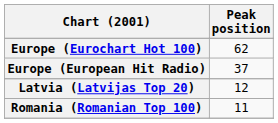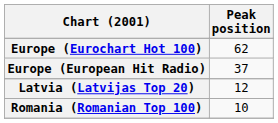(241, 108) 11 -> (241, 108) 10
